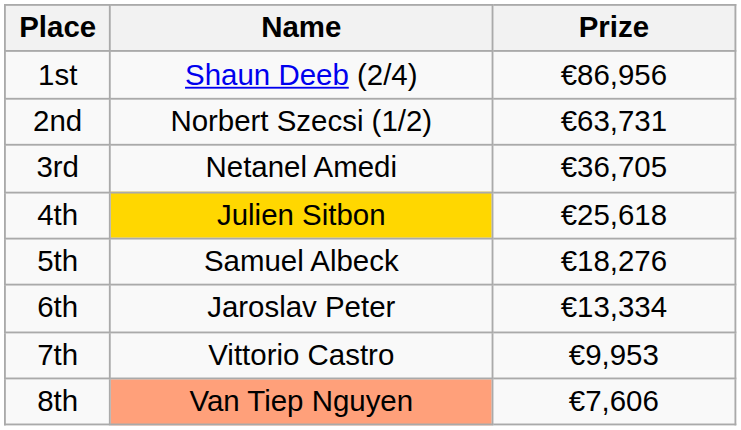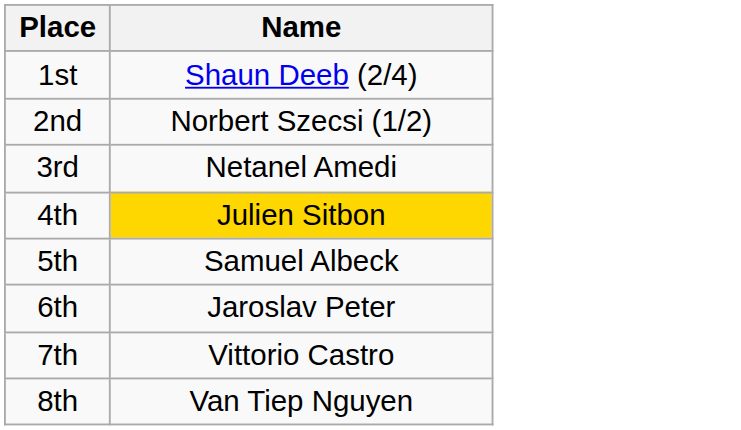- column: (614, 27)
(301, 401) lightsalmon background -> (301, 401) no background
